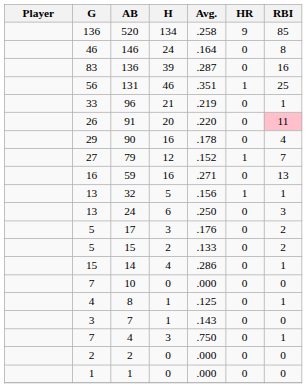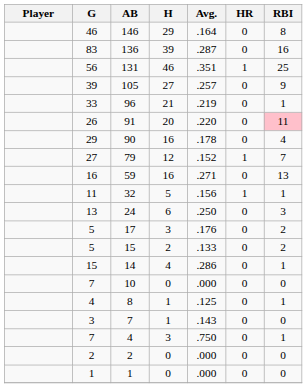- row: (130, 31)
(168, 49) 24 -> (168, 31) 29
+ row: (130, 85)
(92, 193) 13 -> (92, 193) 11
